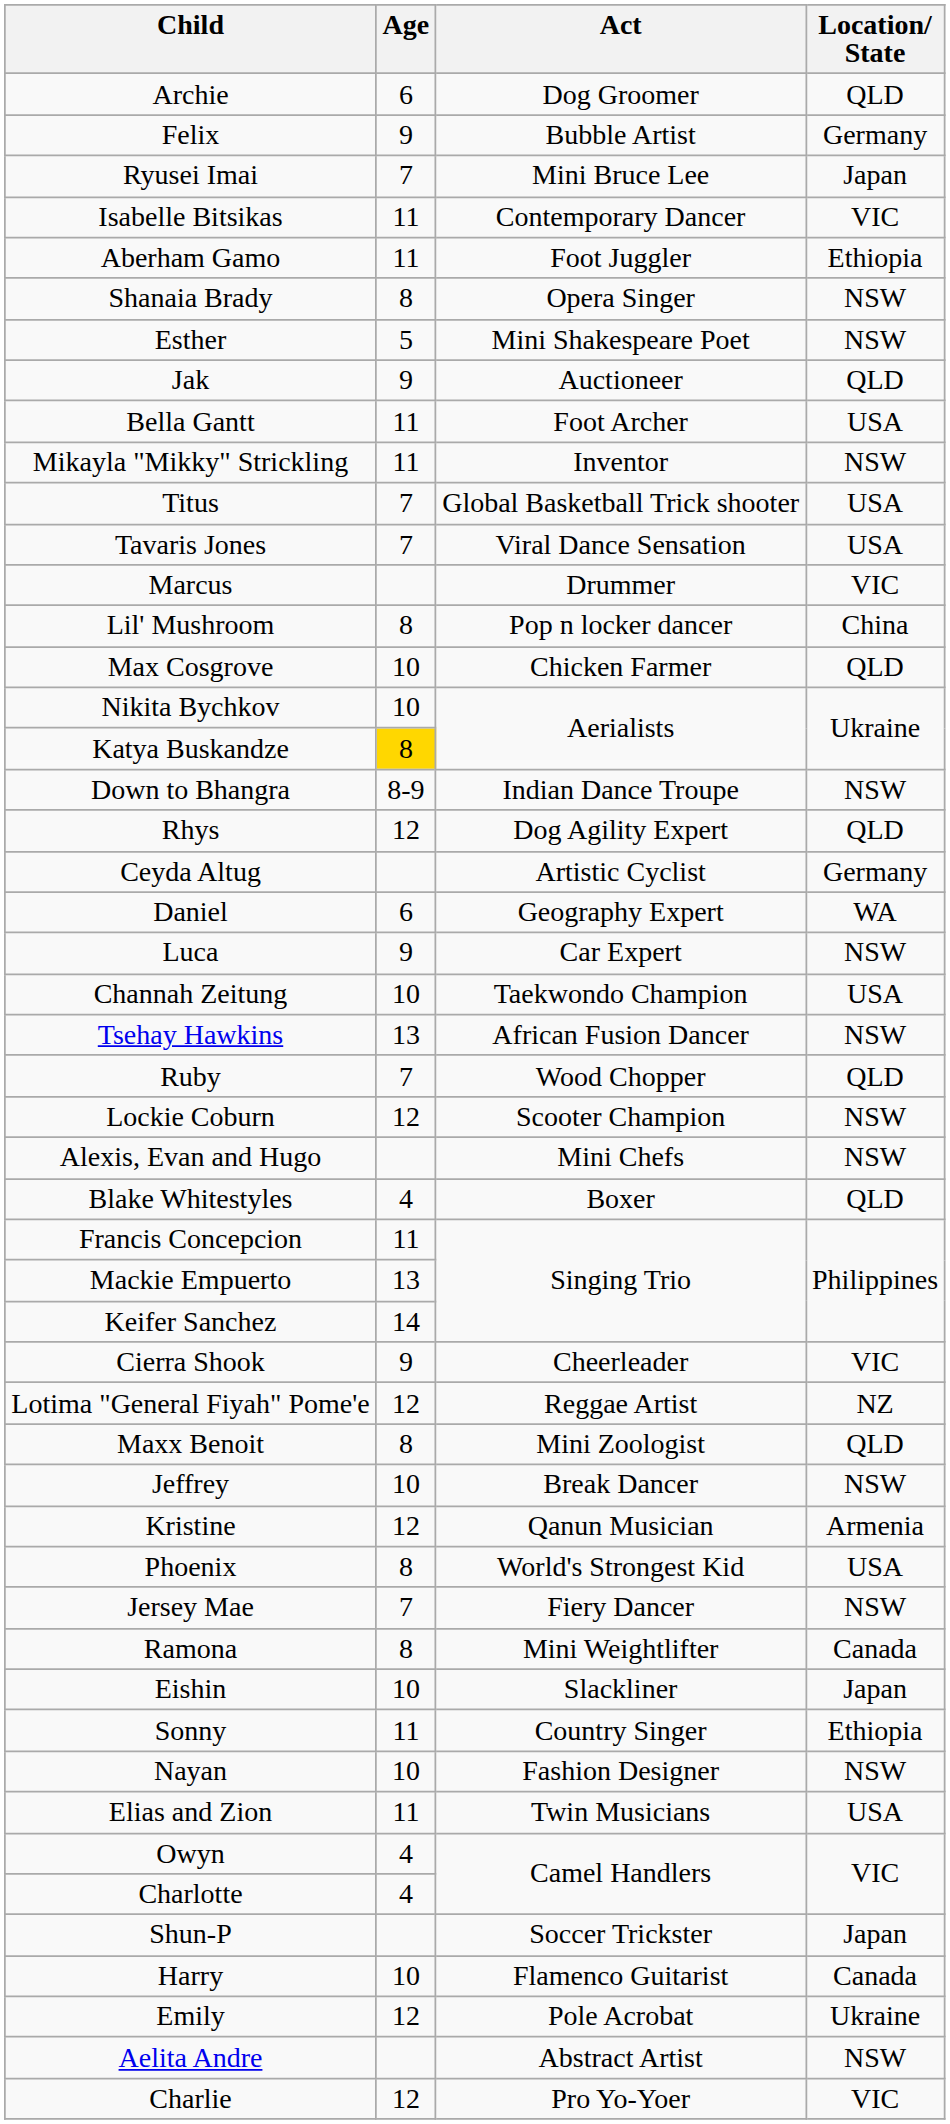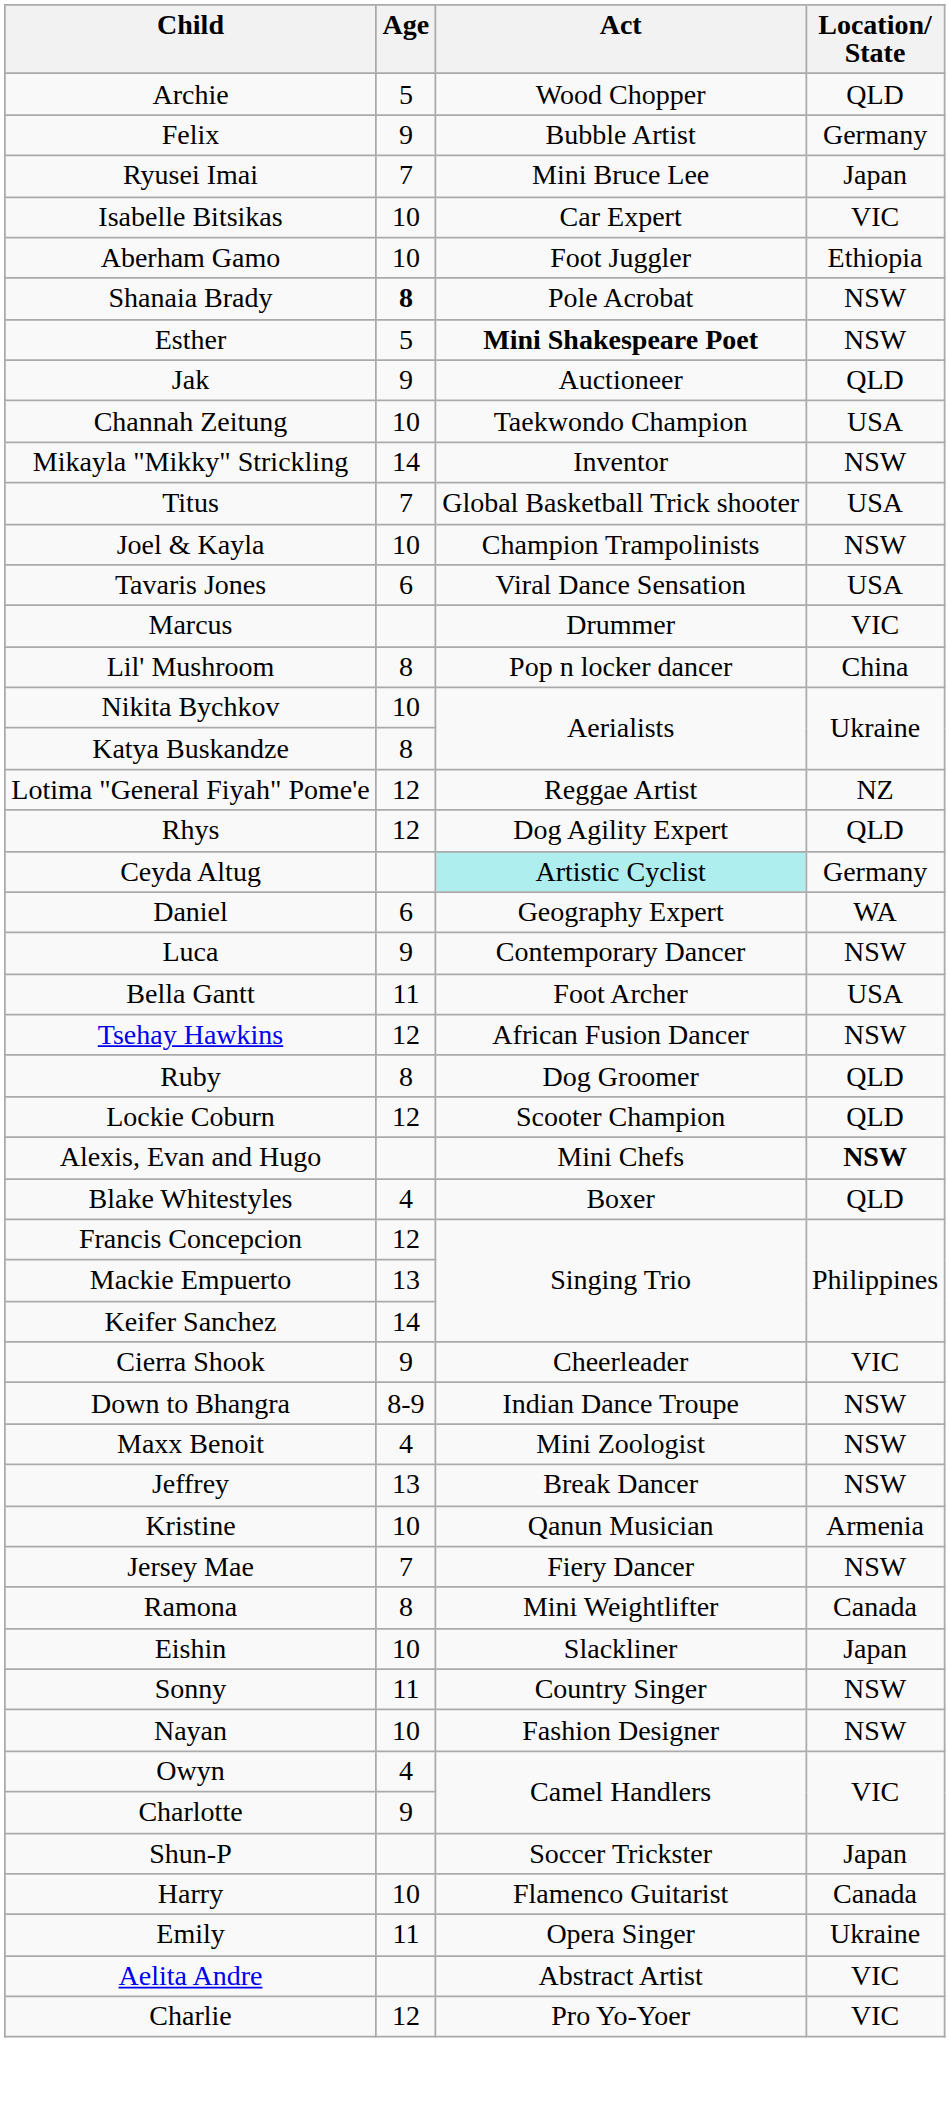(406, 93) 6 -> (406, 93) 5
(621, 93) Dog Groomer -> (621, 93) Wood Chopper
(406, 216) 11 -> (406, 216) 10
(621, 216) Contemporary Dancer -> (621, 216) Car Expert
(406, 257) 11 -> (406, 257) 10
(406, 298) normal -> (406, 298) bold
(621, 298) Opera Singer -> (621, 298) Pole Acrobat
(621, 339) normal -> (621, 339) bold
rows swapped: (191, 421) <-> (190, 993)
(406, 462) 11 -> (406, 462) 14
+ row: (190, 543)
(406, 543) 7 -> (406, 584) 6
- row: (191, 666)
(406, 748) gold background -> (406, 748) no background
rows swapped: (190, 789) <-> (191, 1402)
(621, 871) no background -> (621, 871) paleturquoise background
(621, 952) Car Expert -> (621, 952) Contemporary Dancer
(406, 1034) 13 -> (406, 1034) 12
(406, 1075) 7 -> (406, 1075) 8
(621, 1075) Wood Chopper -> (621, 1075) Dog Groomer
(875, 1116) NSW -> (875, 1116) QLD
(875, 1157) normal -> (875, 1157) bold
(406, 1239) 11 -> (406, 1239) 12
(406, 1443) 8 -> (406, 1443) 4
(875, 1443) QLD -> (875, 1443) NSW
(406, 1484) 10 -> (406, 1484) 13
(406, 1525) 12 -> (406, 1525) 10
- row: (190, 1566)
(875, 1730) Ethiopia -> (875, 1689) NSW
- row: (191, 1811)
(406, 1893) 4 -> (406, 1811) 9
(406, 2016) 12 -> (406, 1934) 11
(621, 2016) Pole Acrobat -> (621, 1934) Opera Singer
(875, 2057) NSW -> (875, 1975) VIC
